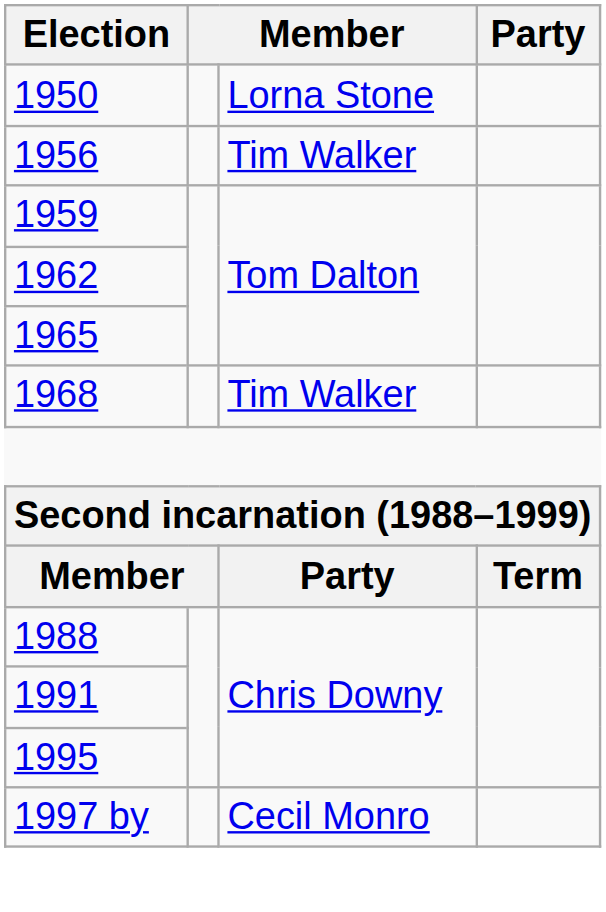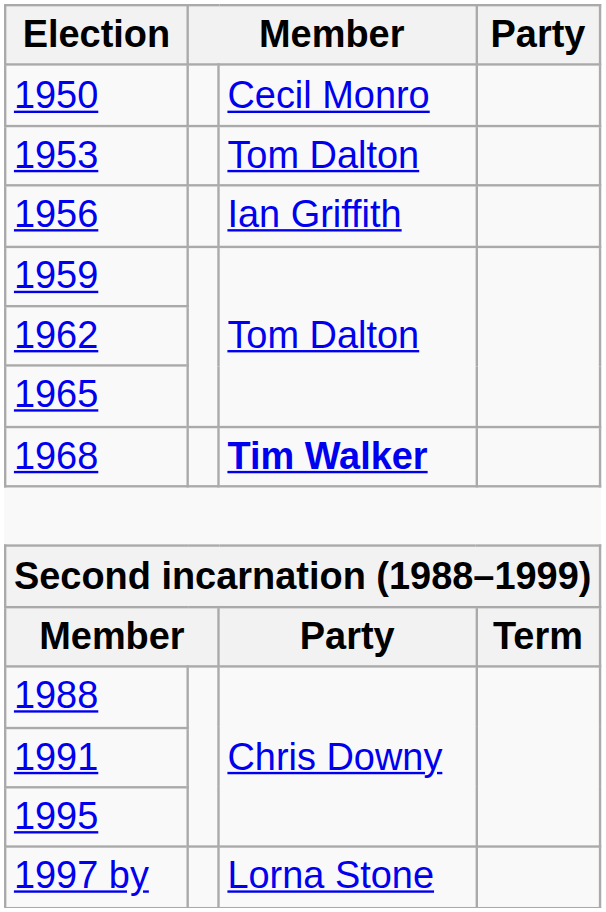(331, 94) Lorna Stone -> (329, 94) Cecil Monro
+ row: (56, 154)
(322, 154) Tim Walker -> (315, 214) Ian Griffith
(322, 395) normal -> (328, 455) bold
(329, 816) Cecil Monro -> (331, 876) Lorna Stone
